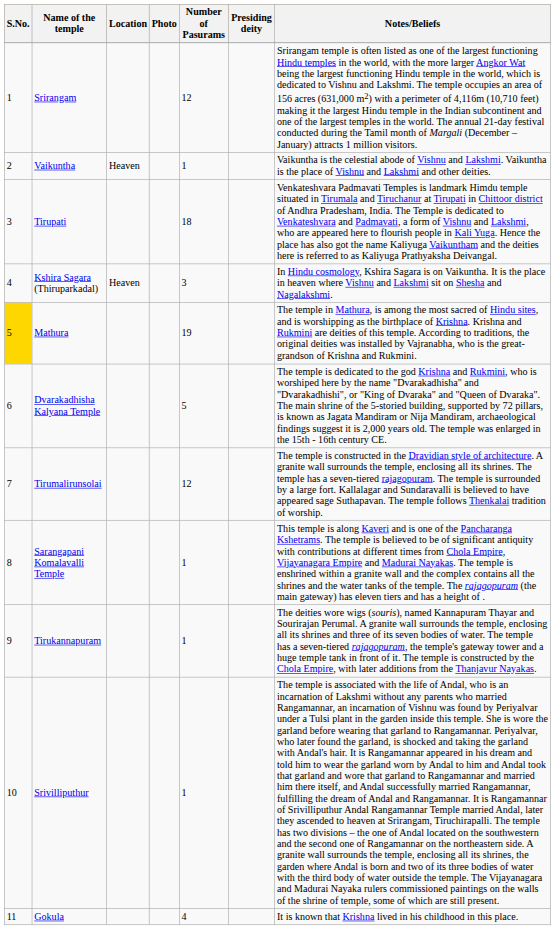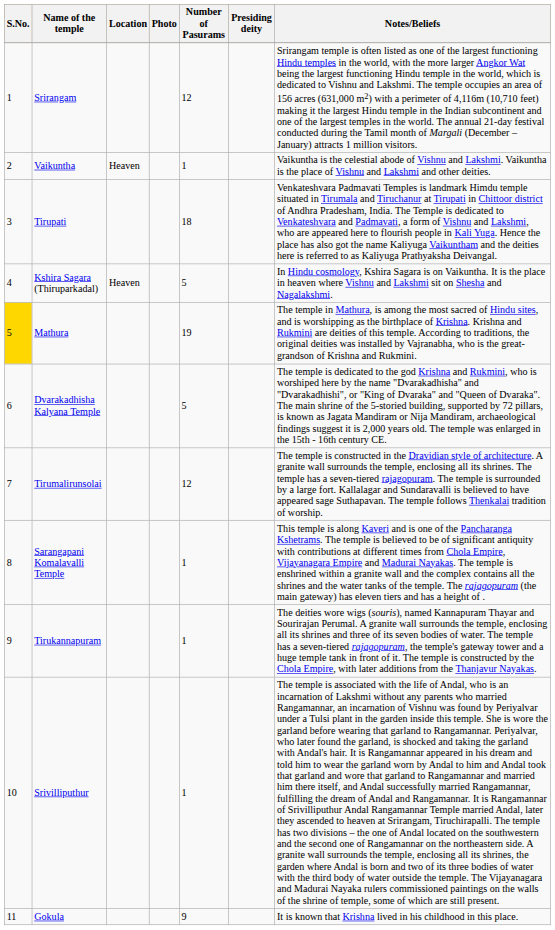(184, 283) 3 -> (184, 283) 5
(184, 916) 4 -> (184, 916) 9
